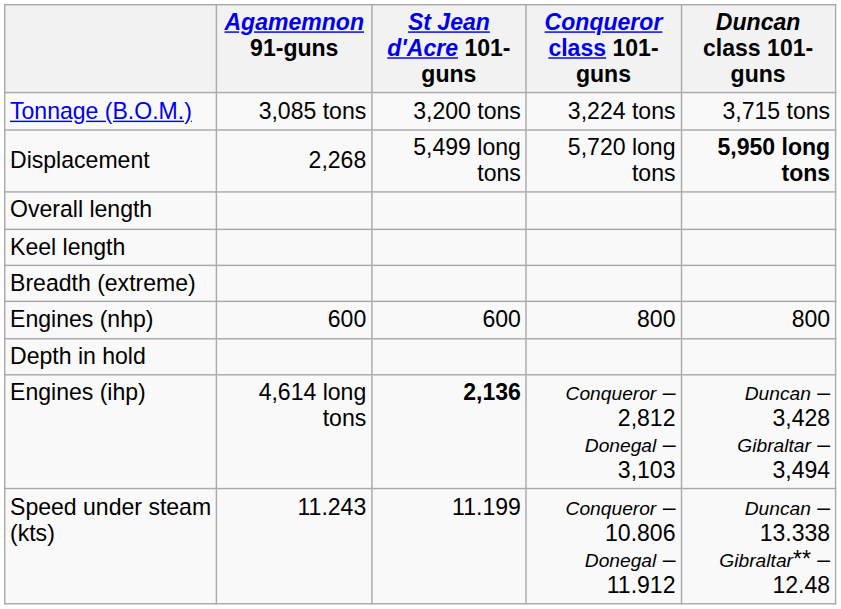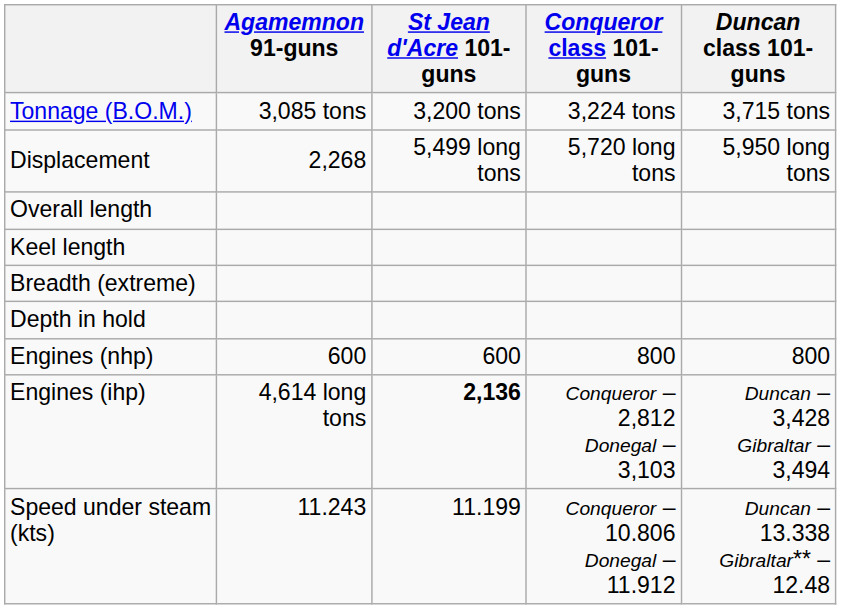(774, 160) bold -> (776, 160) normal
rows swapped: (78, 356) <-> (82, 319)
